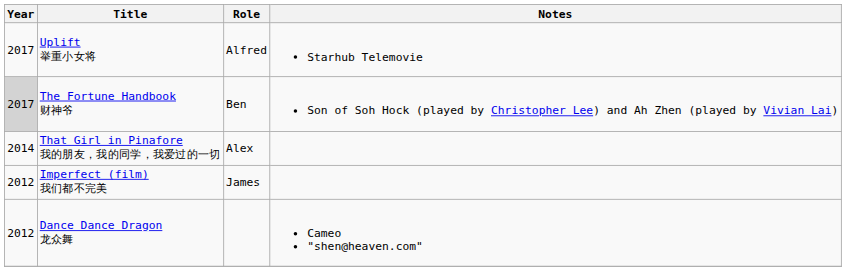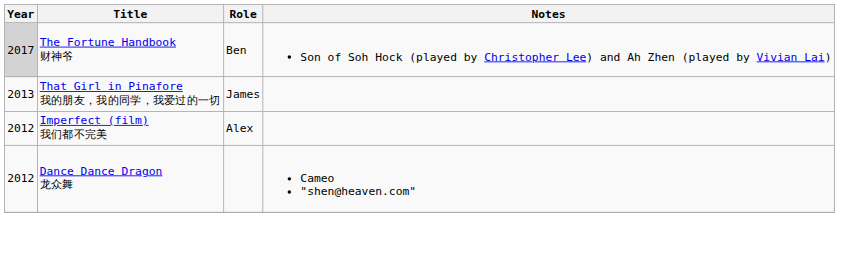- row: (68, 49)
(21, 148) 2014 -> (21, 94) 2013
(240, 148) Alex -> (243, 94) James
(243, 182) James -> (240, 128) Alex
